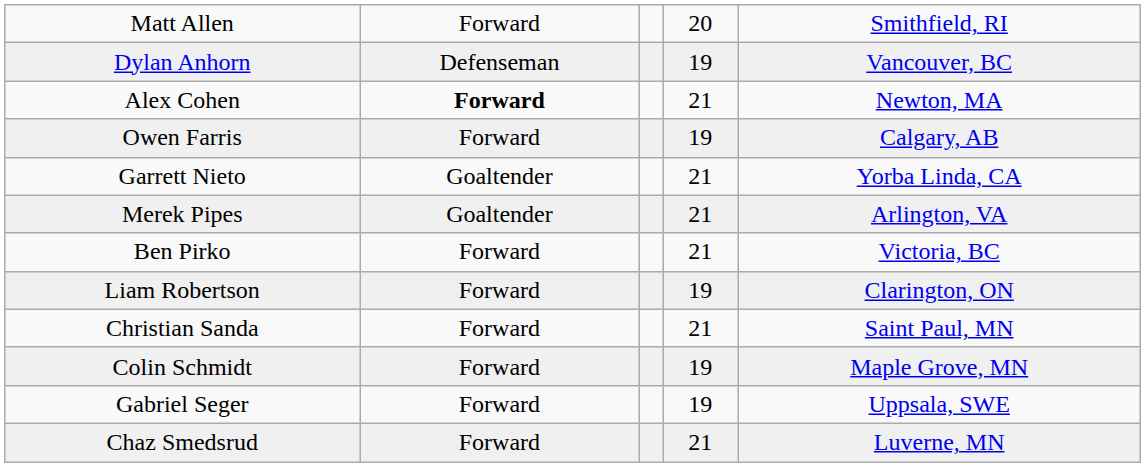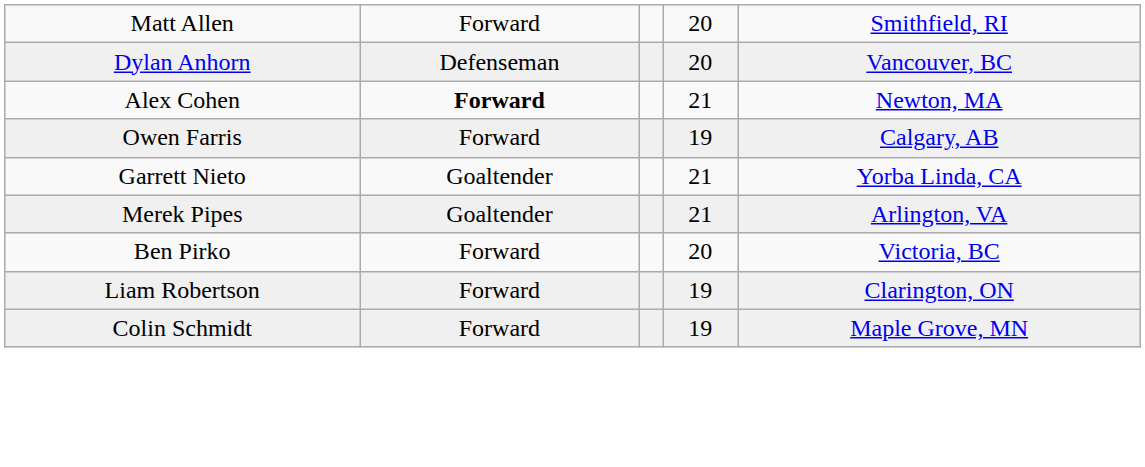(700, 61) 19 -> (700, 61) 20
(700, 251) 21 -> (700, 251) 20
- row: (182, 328)
- row: (182, 404)
- row: (182, 442)
